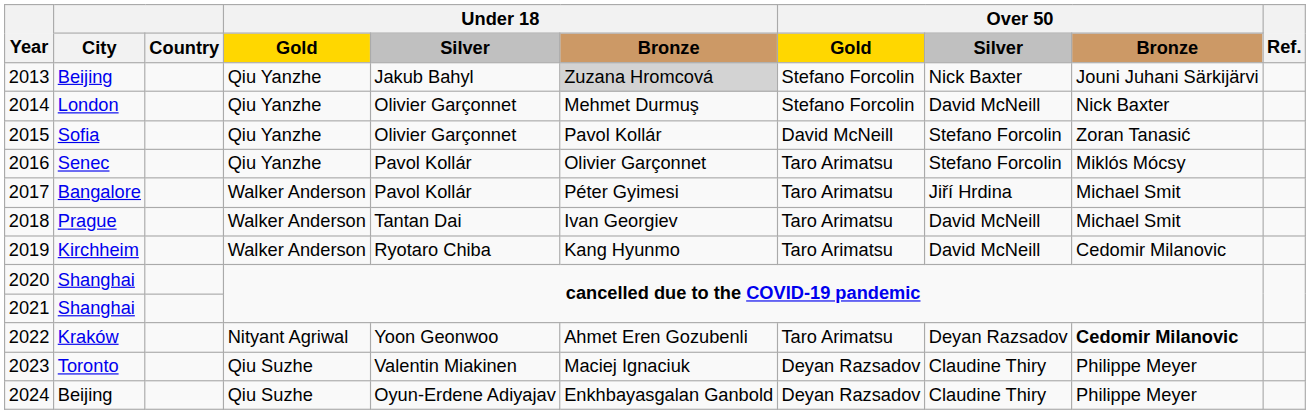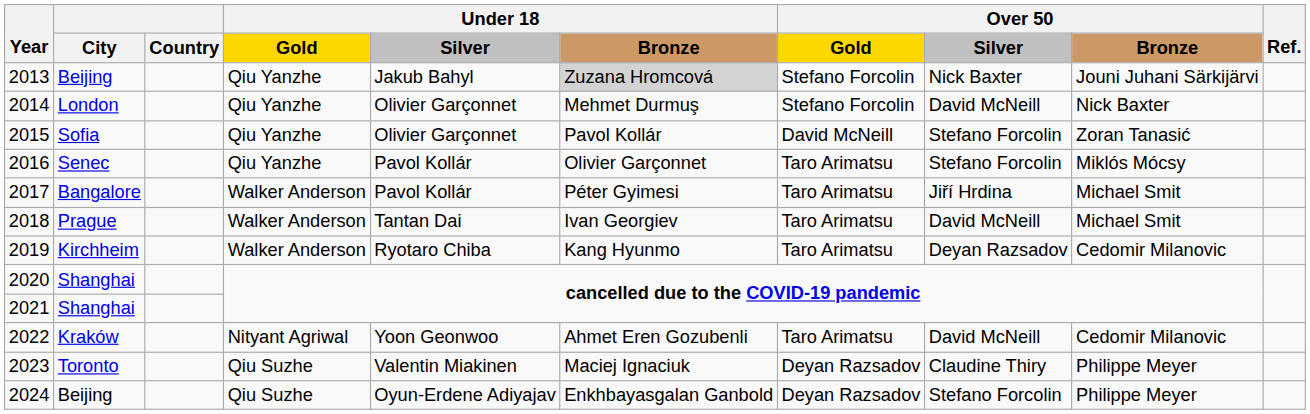(985, 250) David McNeill -> (998, 250) Deyan Razsadov
(998, 337) Deyan Razsadov -> (985, 337) David McNeill
(1157, 337) bold -> (1151, 337) normal
(987, 395) Claudine Thiry -> (995, 395) Stefano Forcolin
